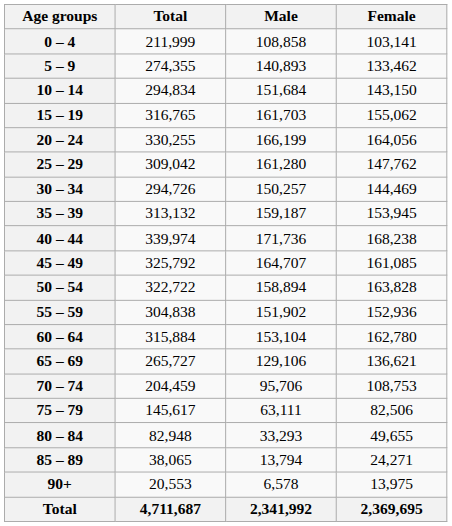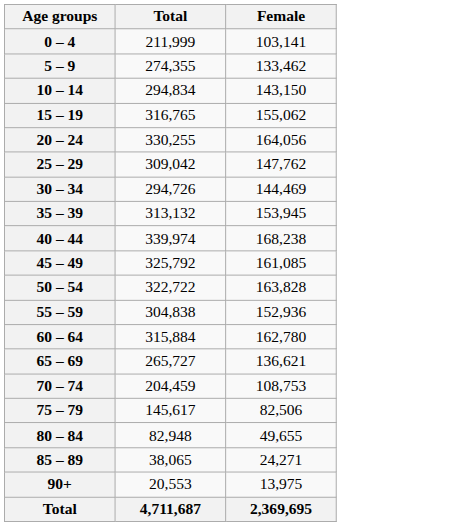- column: (281, 16)
